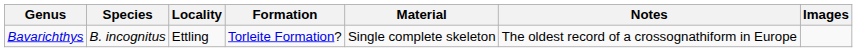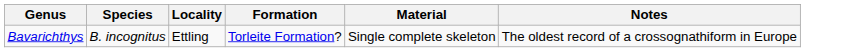- column: (826, 15)
